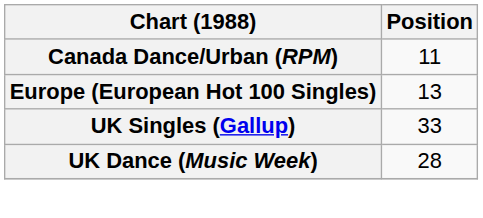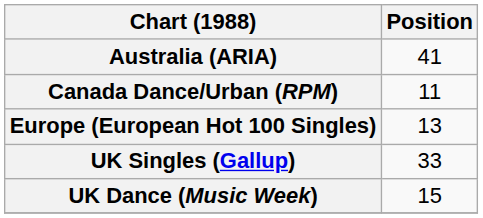+ row: (193, 56)
(430, 160) 28 -> (430, 195) 15
